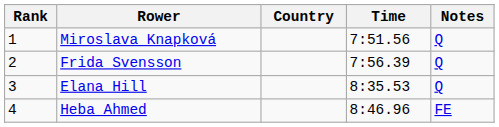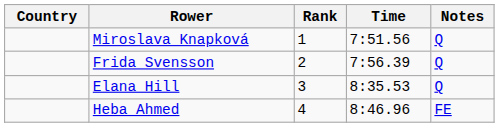columns swapped: (31, 16) <-> (304, 16)
